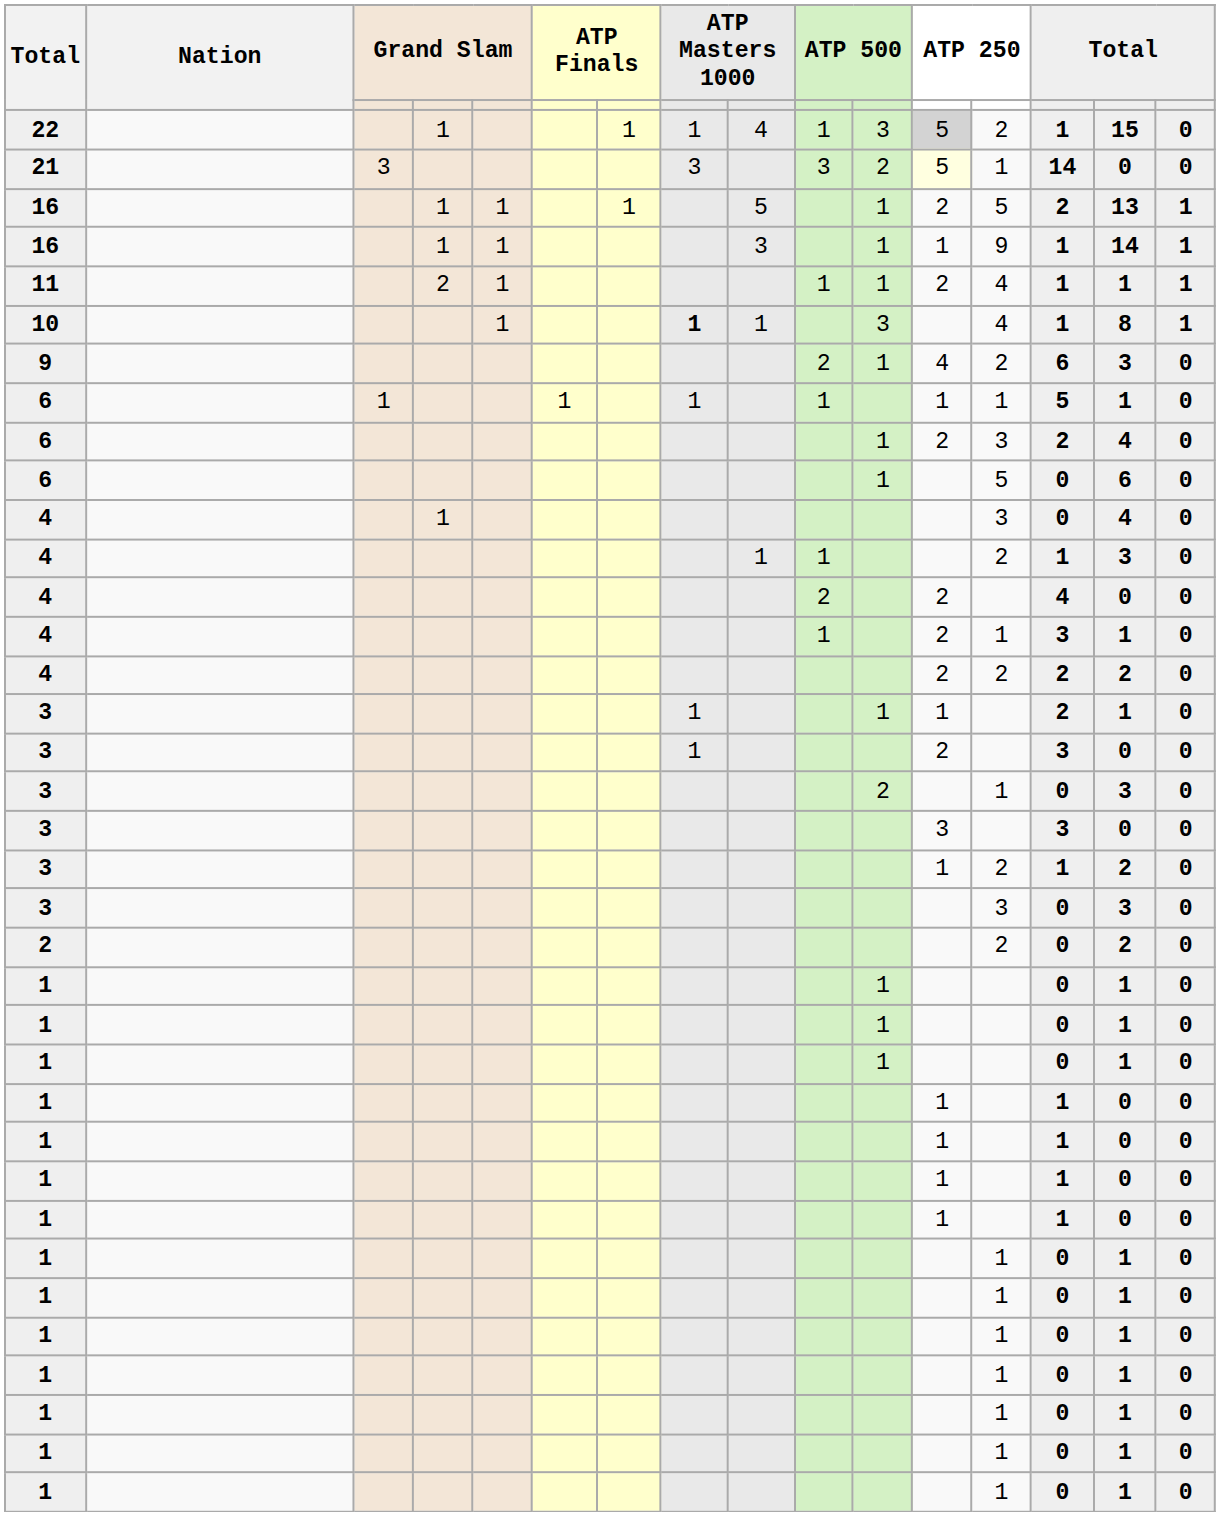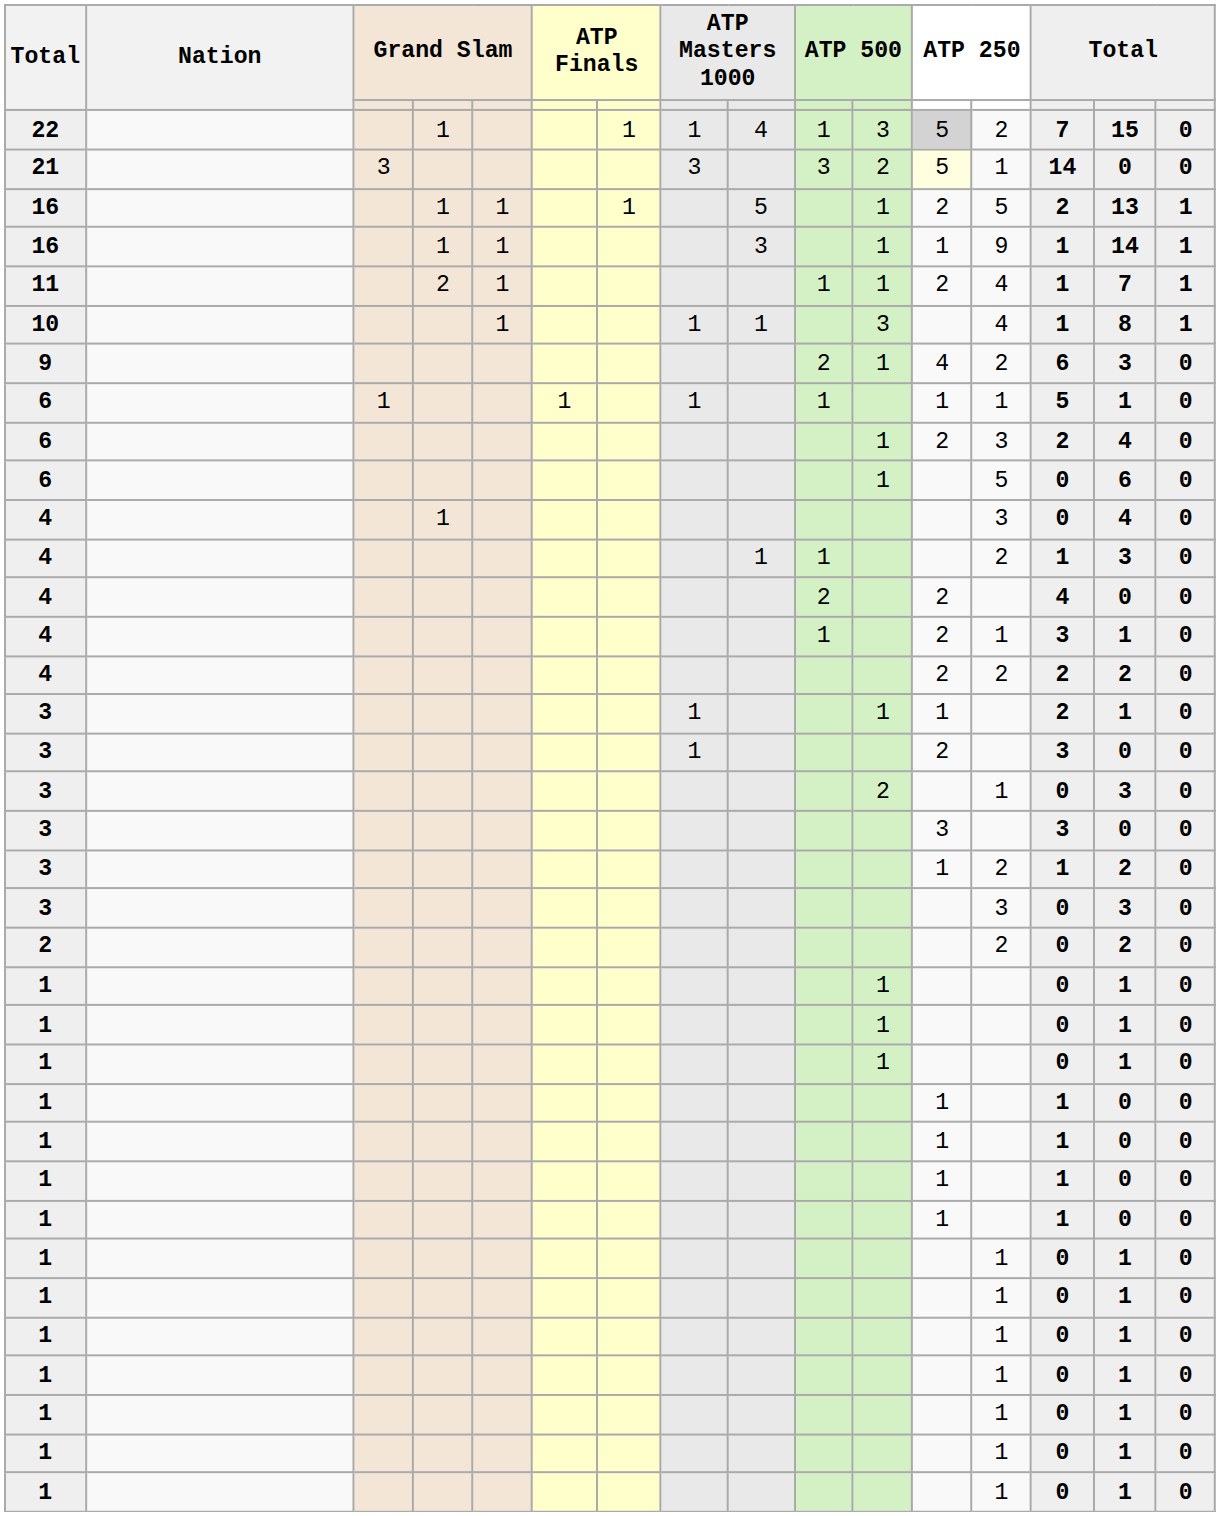(1062, 130) 1 -> (1062, 130) 7
(1125, 285) 1 -> (1125, 285) 7
(695, 324) bold -> (695, 324) normal
